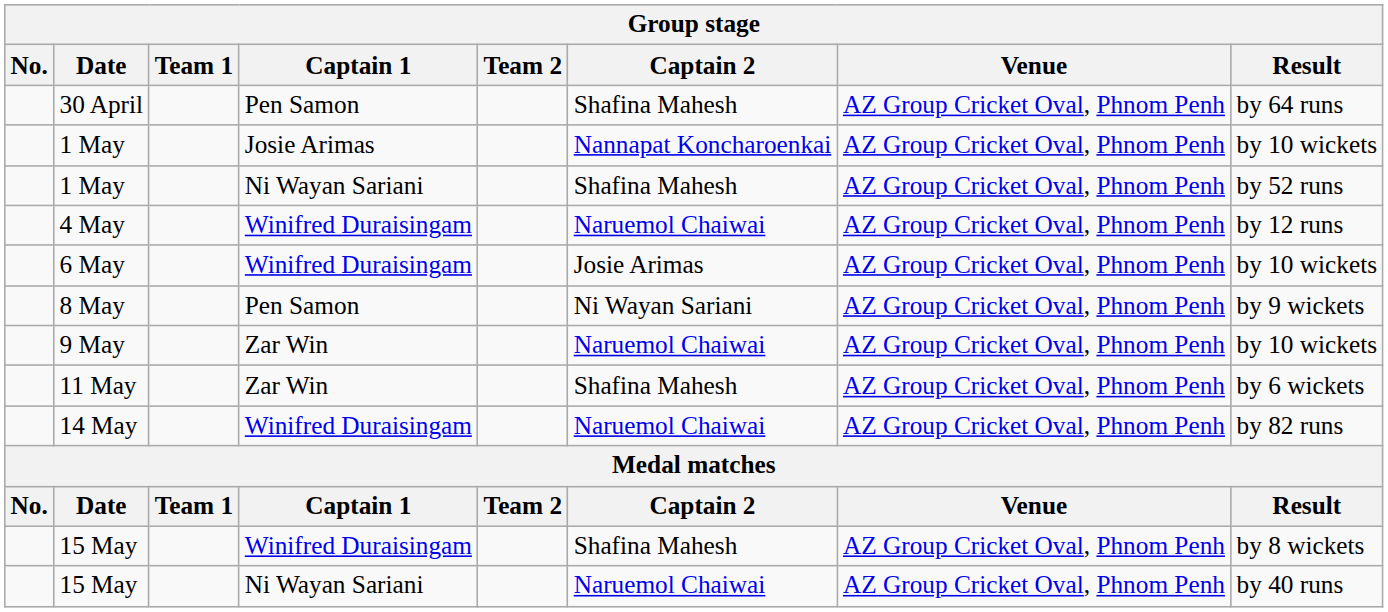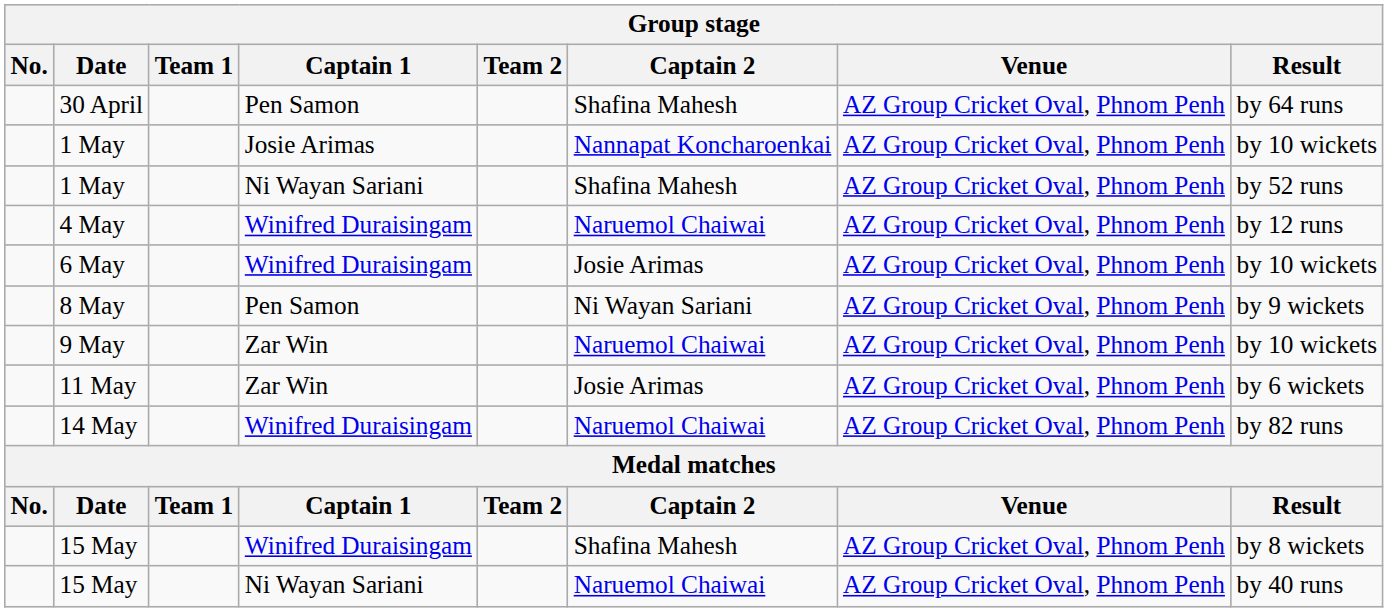(655, 385) Shafina Mahesh -> (639, 385) Josie Arimas
